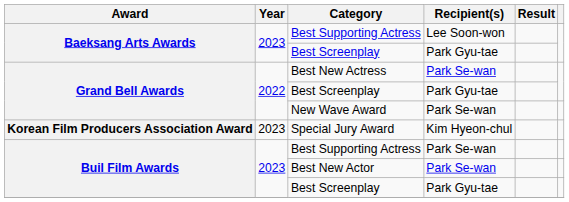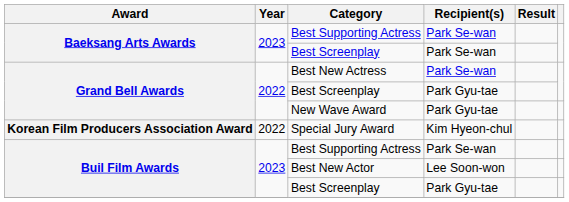(466, 33) Lee Soon-won -> (461, 33) Park Se-wan
(462, 52) Park Gyu-tae -> (461, 52) Park Se-wan
(461, 110) Park Se-wan -> (462, 110) Park Gyu-tae
(272, 129) 2023 -> (272, 129) 2022
(461, 168) Park Se-wan -> (466, 168) Lee Soon-won
